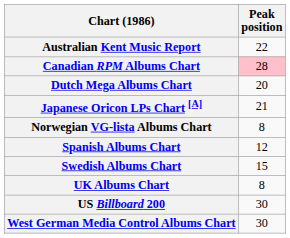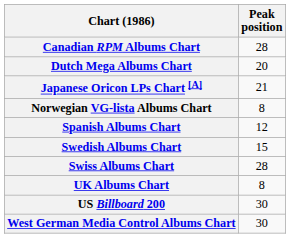- row: (121, 47)
(262, 66) pink background -> (262, 47) no background
+ row: (121, 166)
